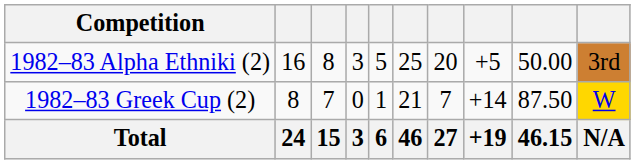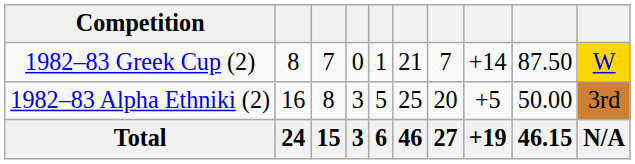rows swapped: (140, 61) <-> (140, 100)
